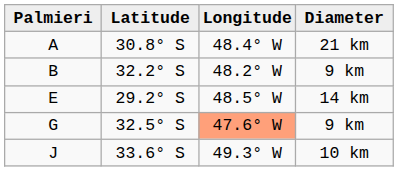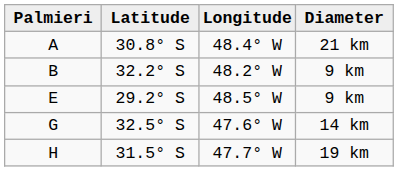(344, 99) 14 km -> (344, 99) 9 km
(247, 126) lightsalmon background -> (247, 126) no background
(344, 126) 9 km -> (344, 126) 14 km
+ row: (53, 153)
- row: (53, 153)
